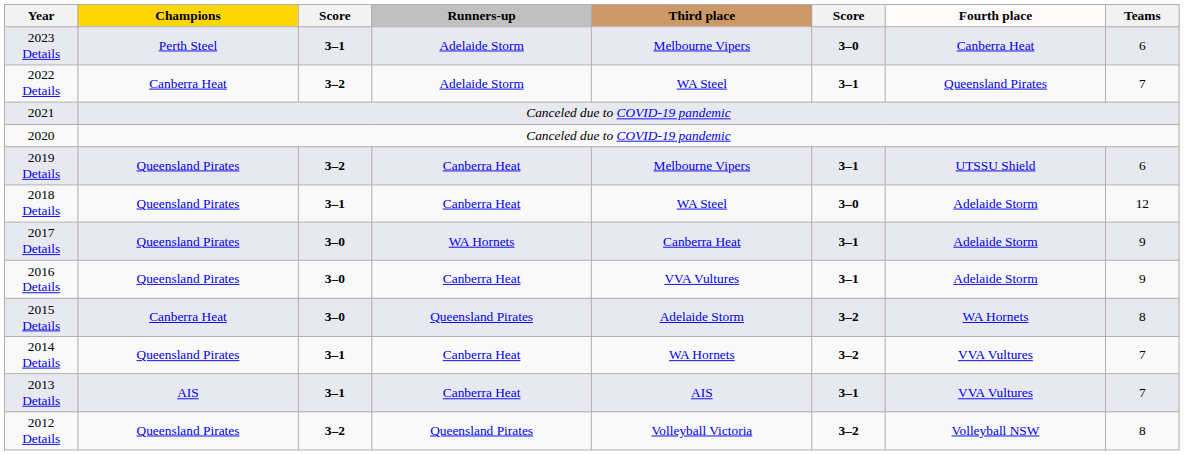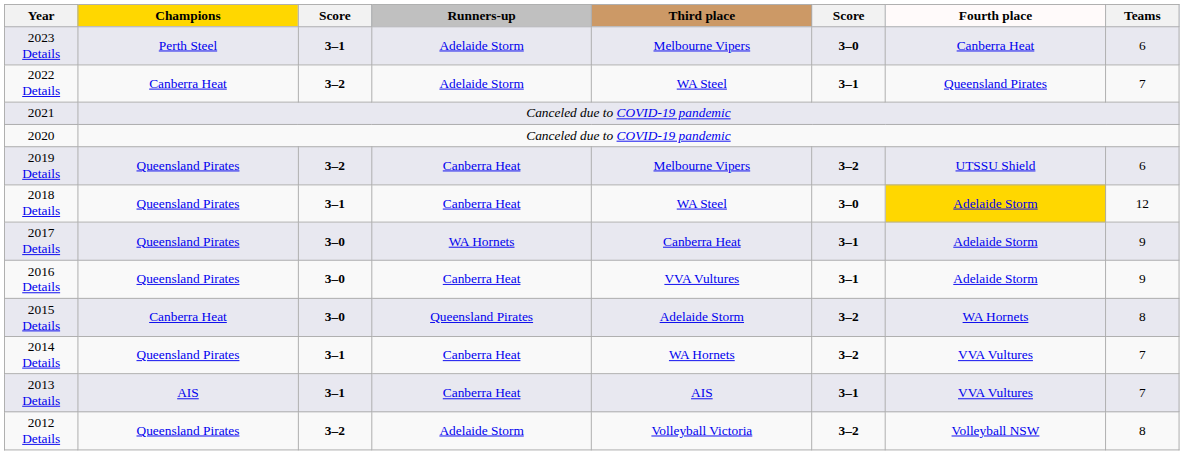(849, 165) 3–1 -> (849, 165) 3–2
(995, 203) no background -> (995, 203) gold background
(482, 431) Queensland Pirates -> (482, 431) Adelaide Storm
